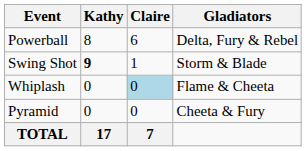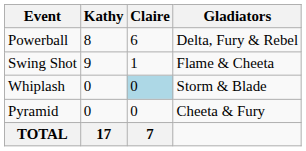(88, 63) bold -> (88, 63) normal
(222, 63) Storm & Blade -> (225, 63) Flame & Cheeta
(225, 87) Flame & Cheeta -> (222, 87) Storm & Blade
